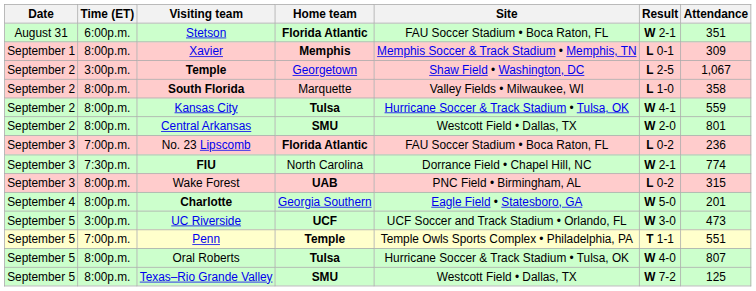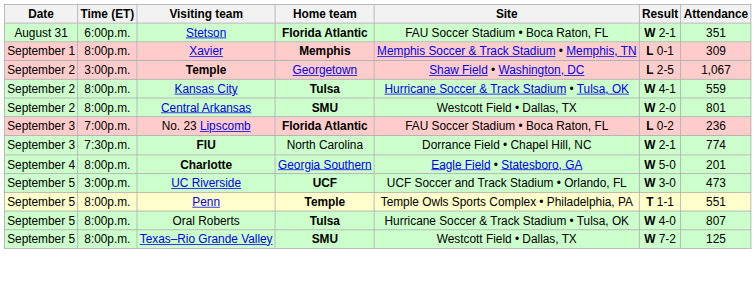- row: (206, 89)
- row: (206, 183)
(107, 239) 7:00p.m. -> (107, 202) 8:00p.m.
